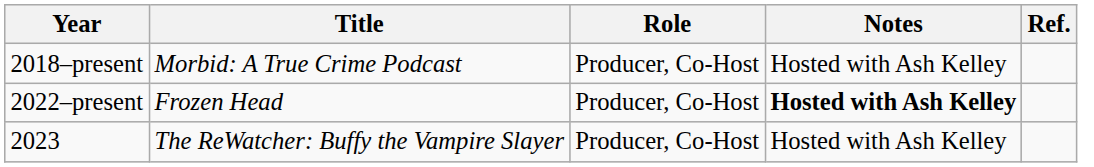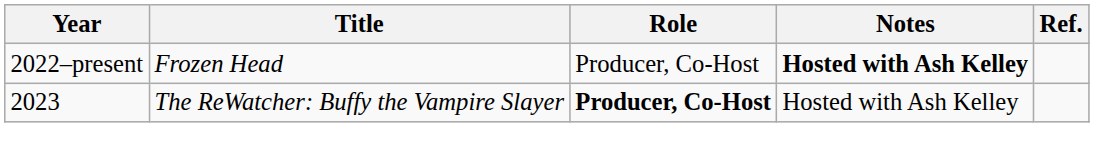- row: (77, 63)
(667, 141) normal -> (673, 102) bold
